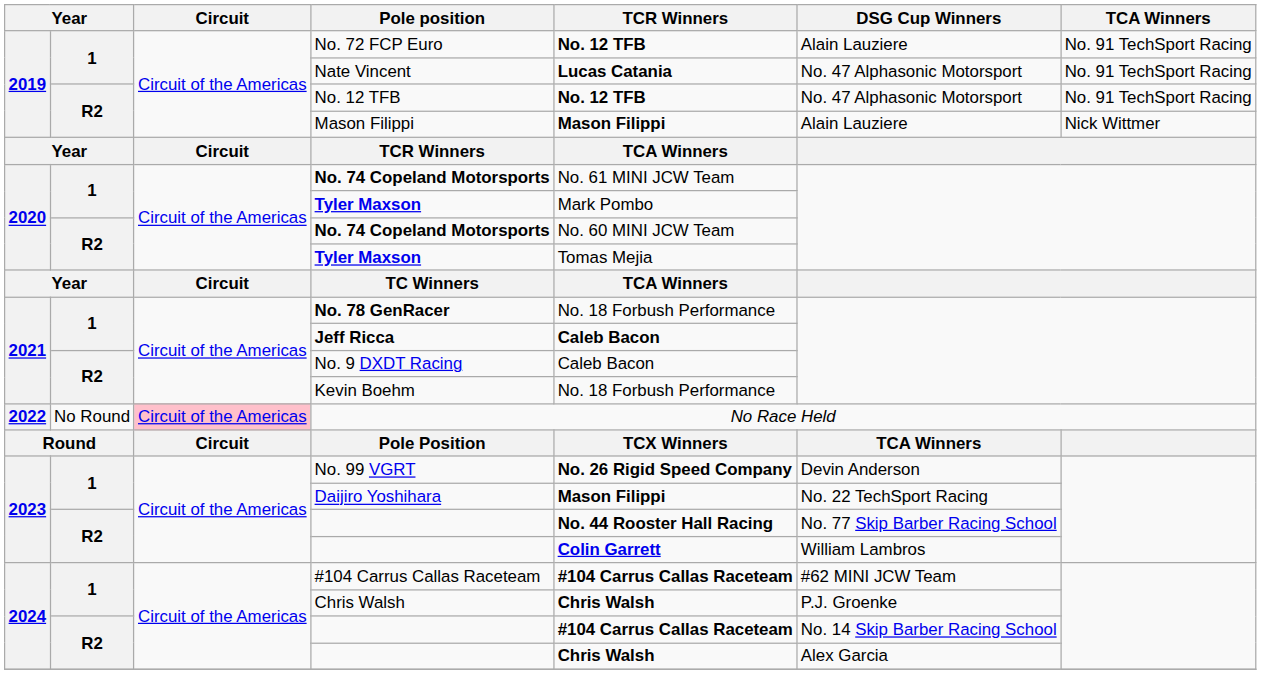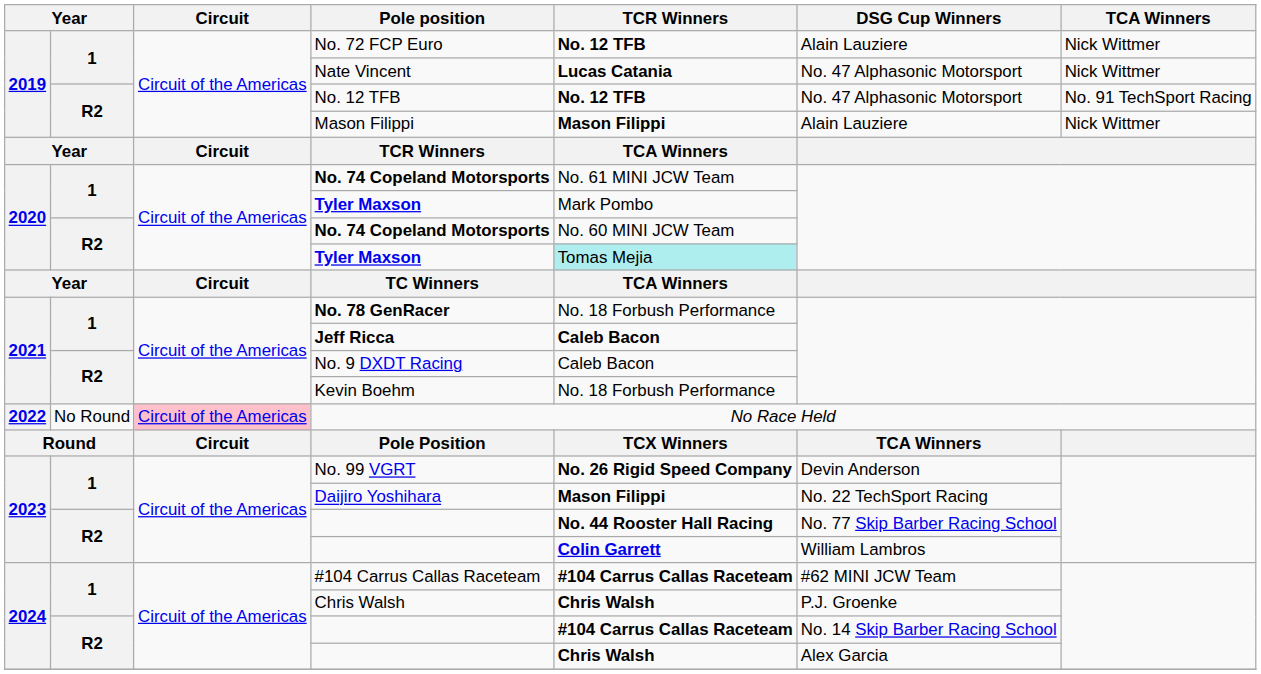(1158, 44) No. 91 TechSport Racing -> (1112, 44) Nick Wittmer
(1158, 71) No. 91 TechSport Racing -> (1112, 71) Nick Wittmer
(605, 257) no background -> (605, 257) paleturquoise background
